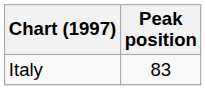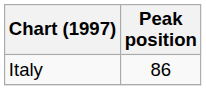(161, 69) 83 -> (161, 69) 86
